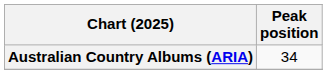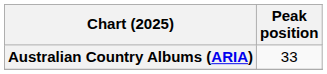(289, 57) 34 -> (289, 57) 33
